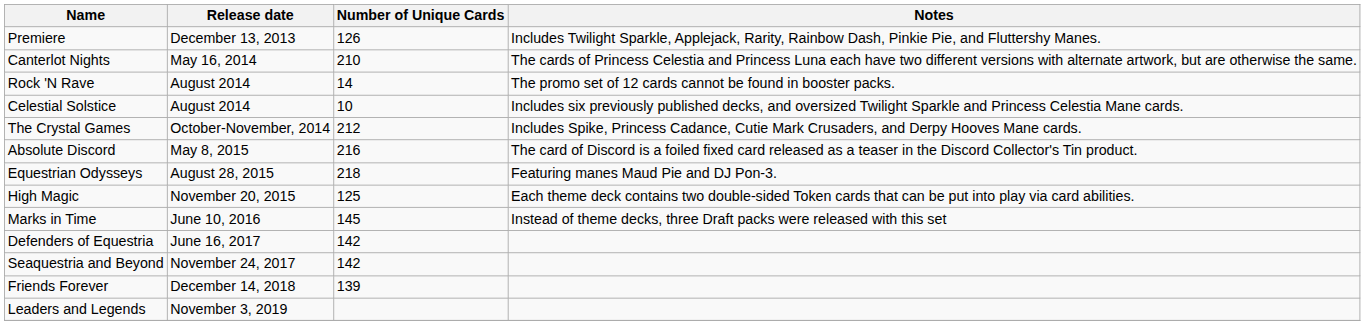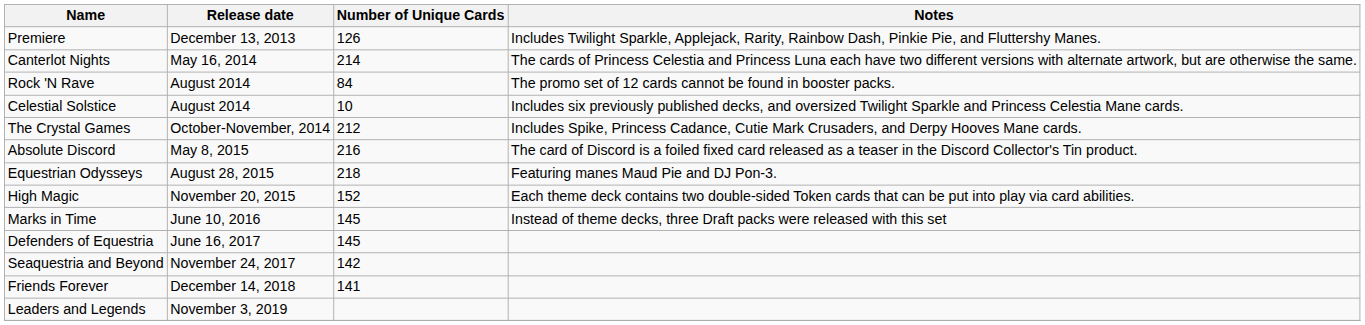(349, 60) 210 -> (349, 60) 214
(345, 83) 14 -> (345, 83) 84
(349, 196) 125 -> (349, 196) 152
(349, 241) 142 -> (349, 241) 145
(349, 286) 139 -> (349, 286) 141
